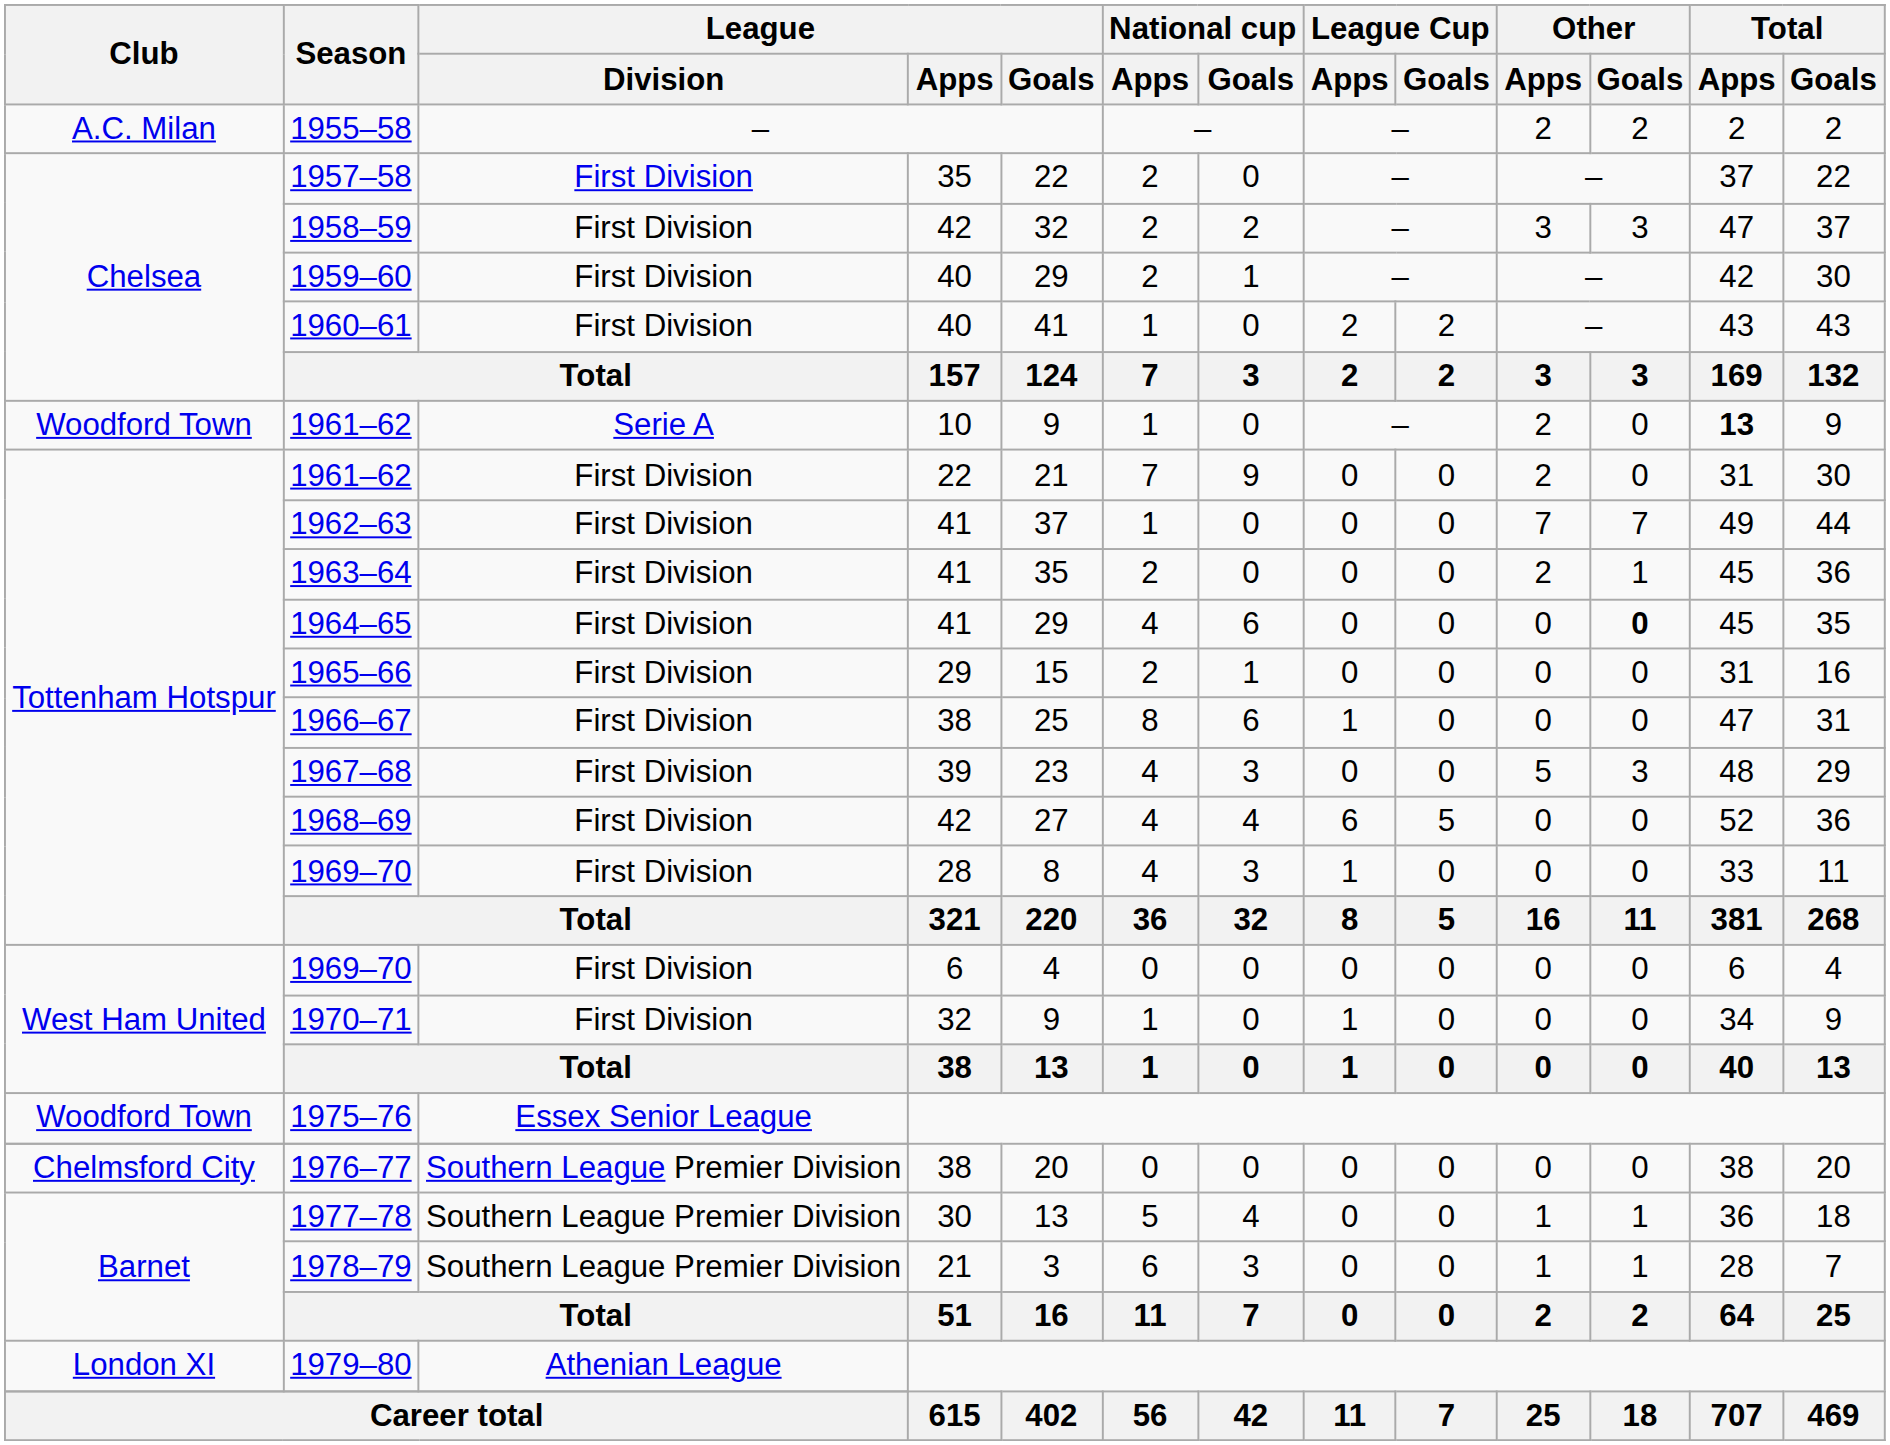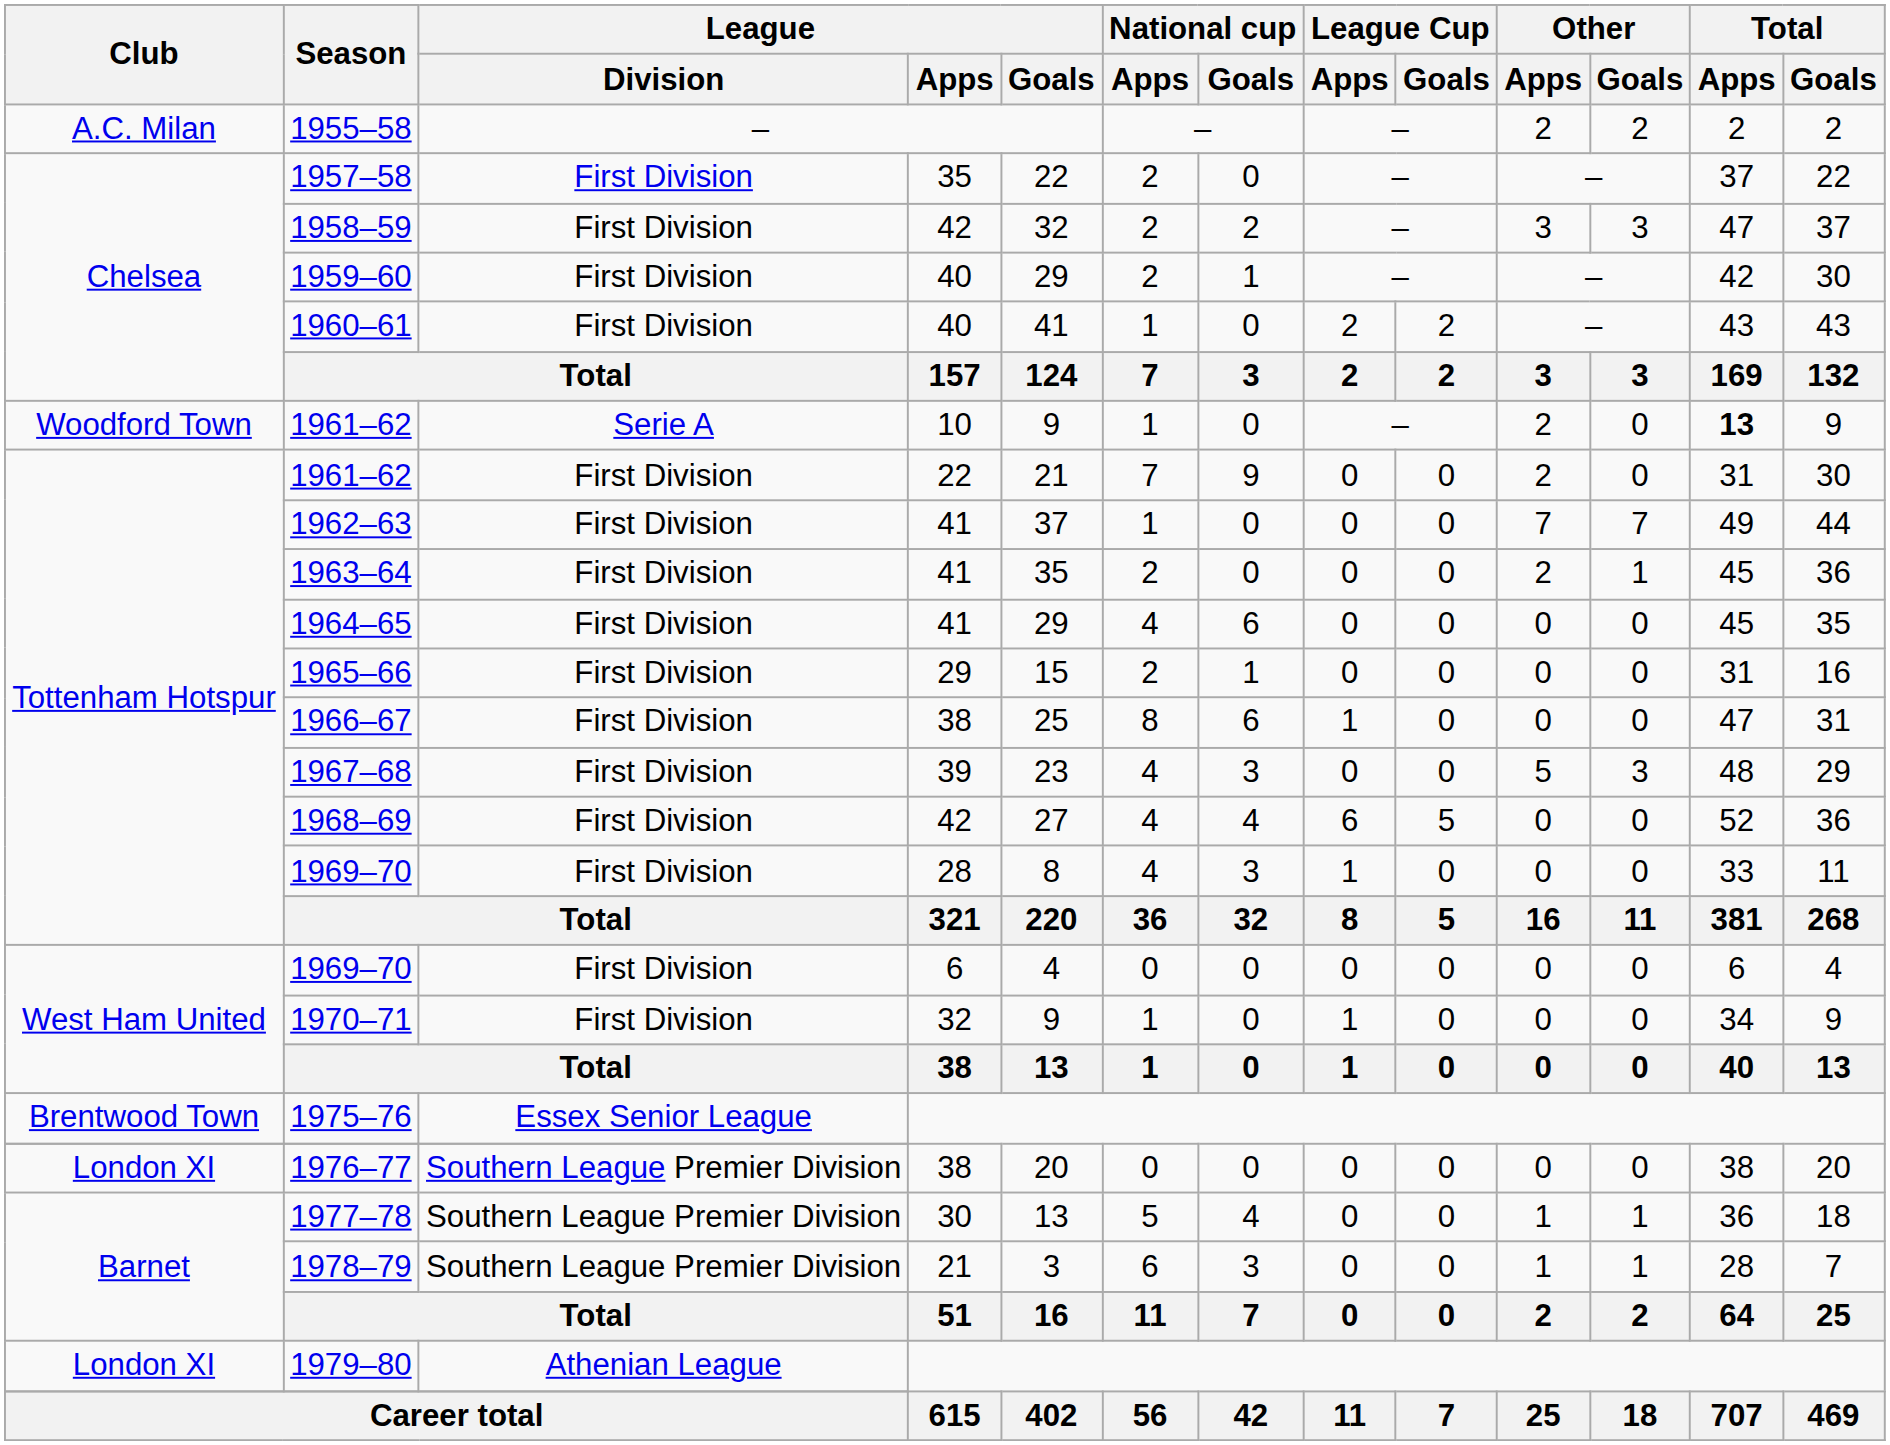(1640, 623) bold -> (1640, 623) normal
(144, 1117) Woodford Town -> (144, 1117) Brentwood Town
(144, 1167) Chelmsford City -> (144, 1167) London XI
